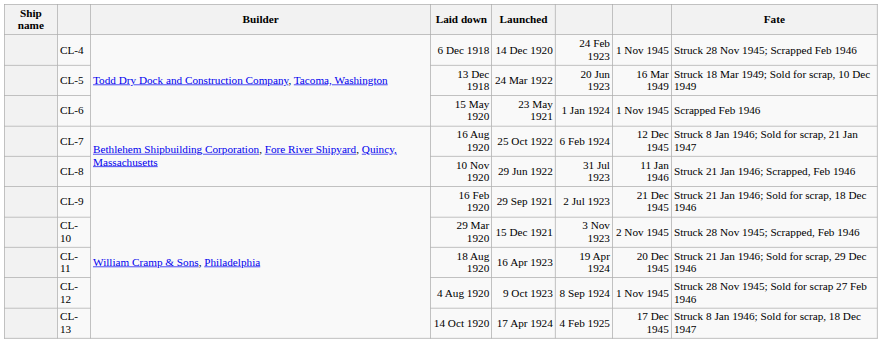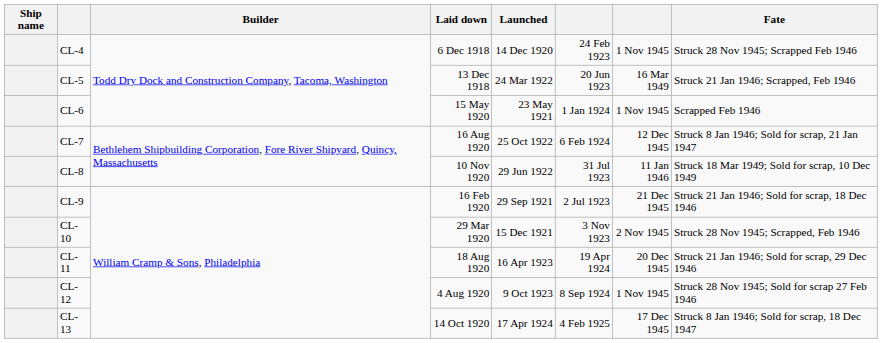(772, 80) Struck 18 Mar 1949; Sold for scrap, 10 Dec 1949 -> (765, 80) Struck 21 Jan 1946; Scrapped, Feb 1946
(765, 171) Struck 21 Jan 1946; Scrapped, Feb 1946 -> (772, 171) Struck 18 Mar 1949; Sold for scrap, 10 Dec 1949
